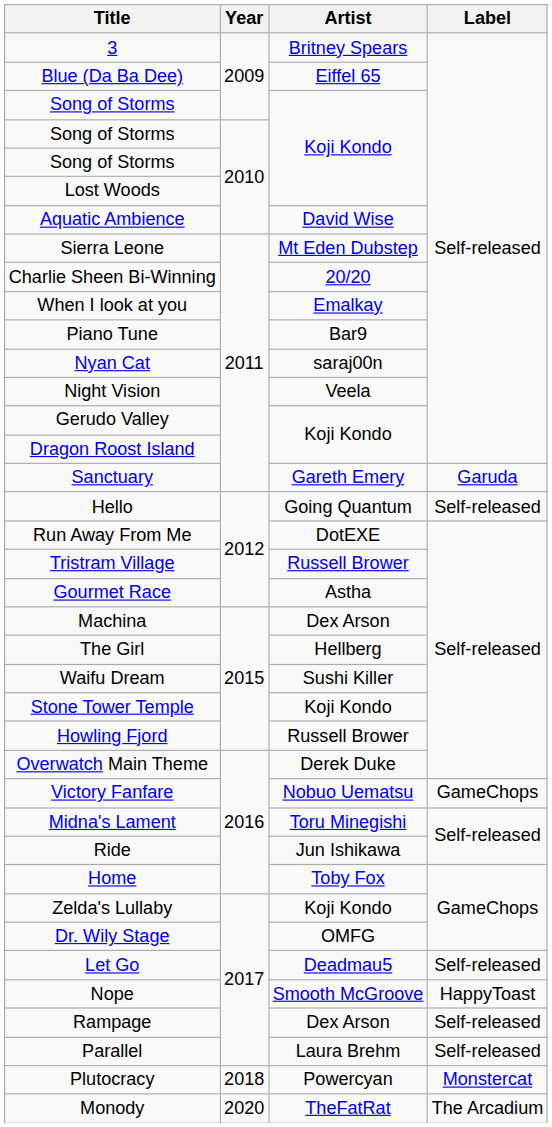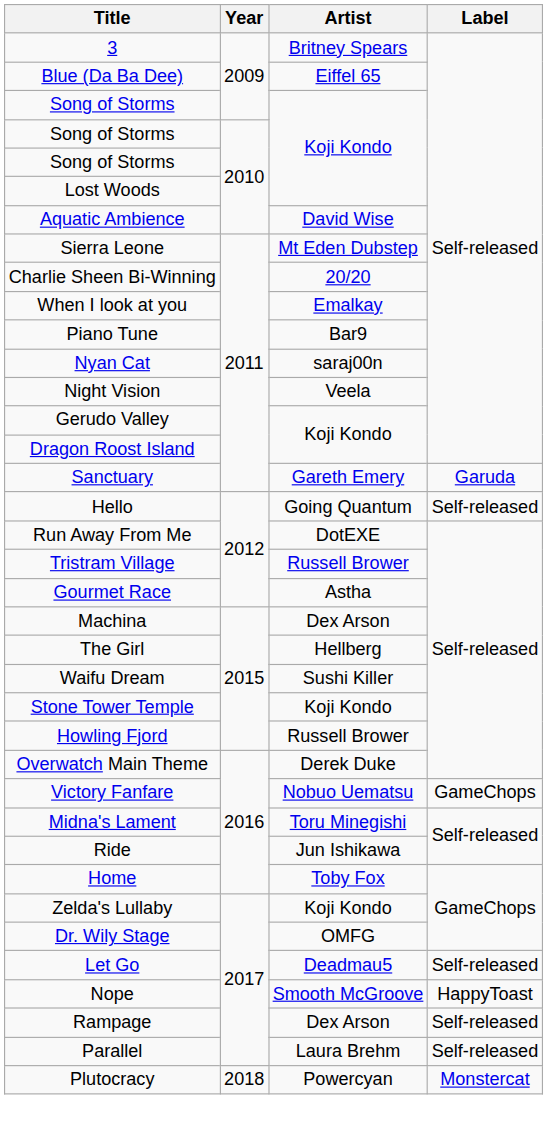- row: (112, 1108)
